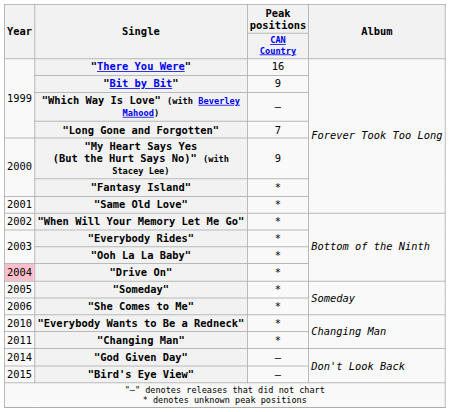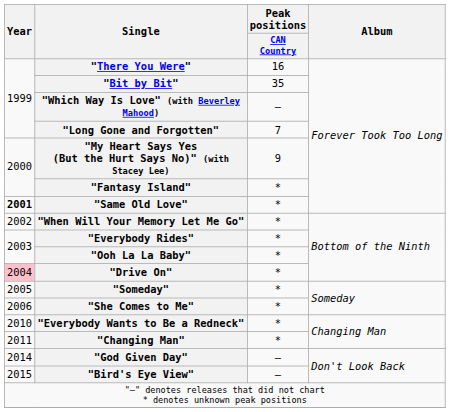(278, 84) 9 -> (278, 84) 35
(19, 205) normal -> (19, 205) bold
